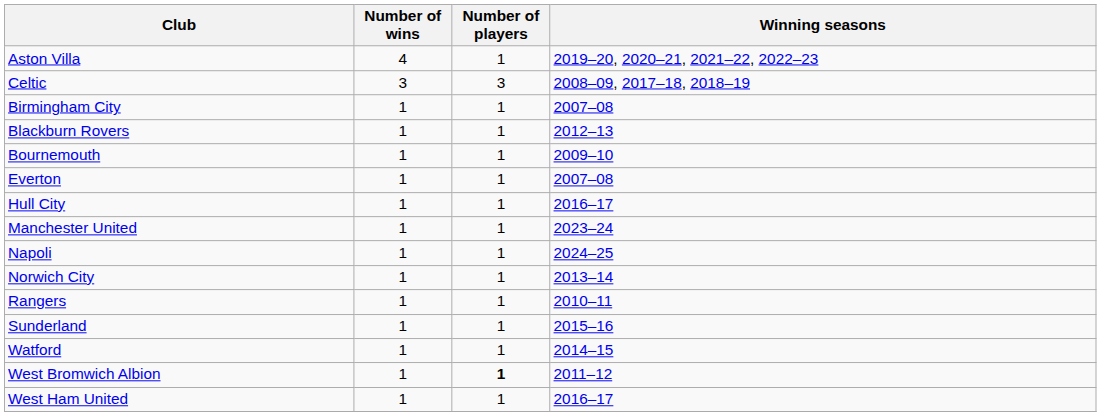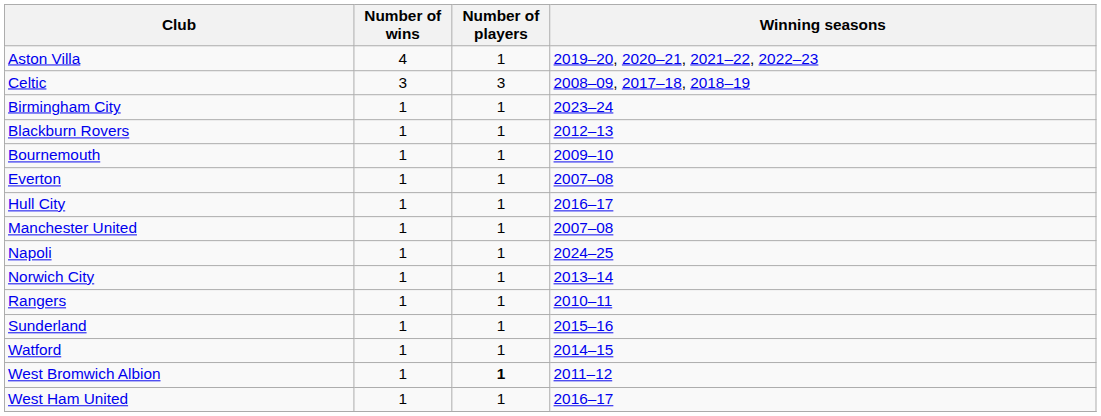(583, 107) 2007–08 -> (583, 107) 2023–24
(583, 228) 2023–24 -> (583, 228) 2007–08
